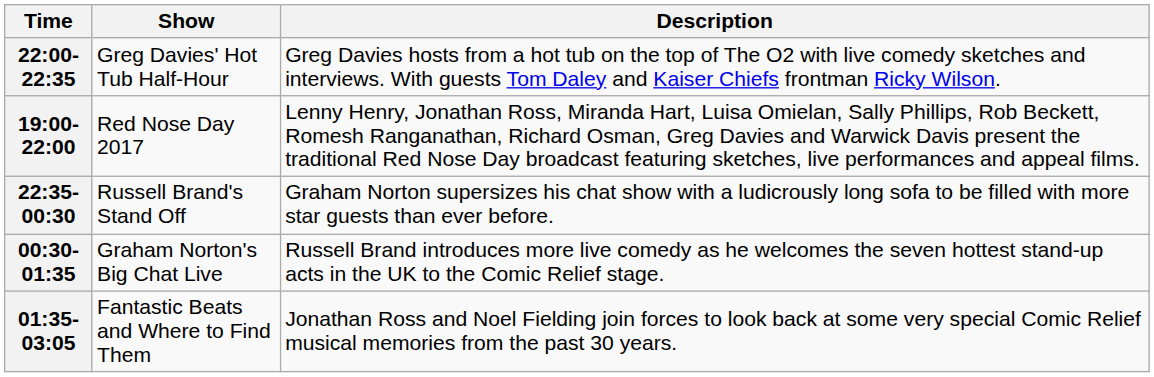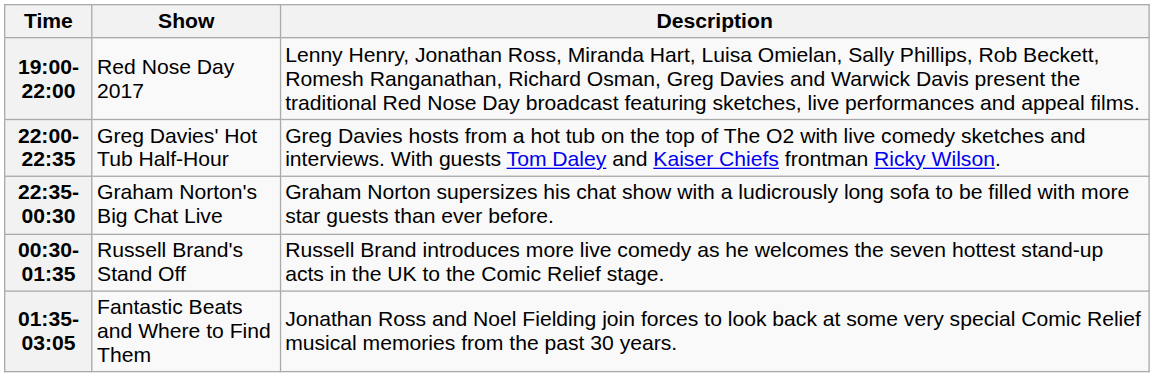rows swapped: (48, 135) <-> (48, 66)
(170, 204) Russell Brand's Stand Off -> (177, 204) Graham Norton's Big Chat Live
(177, 262) Graham Norton's Big Chat Live -> (170, 262) Russell Brand's Stand Off
